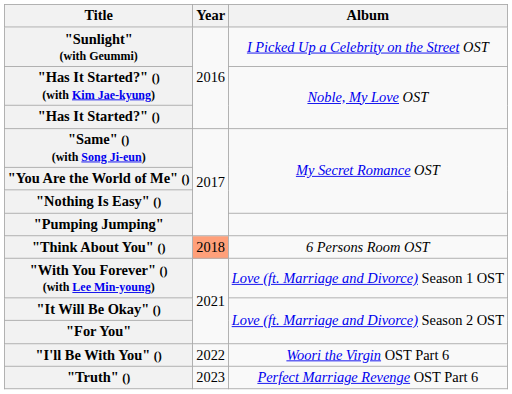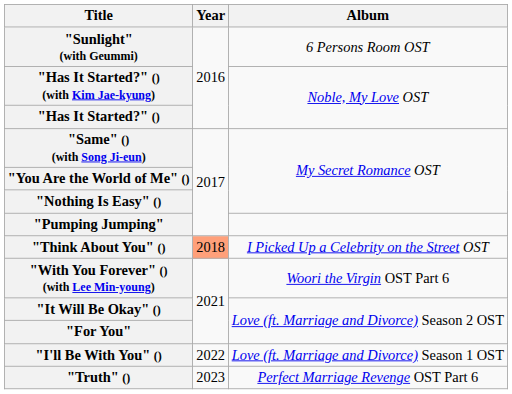(368, 46) I Picked Up a Celebrity on the Street OST -> (368, 46) 6 Persons Room OST
(368, 247) 6 Persons Room OST -> (368, 247) I Picked Up a Celebrity on the Street OST
(368, 278) Love (ft. Marriage and Divorce) Season 1 OST -> (368, 278) Woori the Virgin OST Part 6
(368, 354) Woori the Virgin OST Part 6 -> (368, 354) Love (ft. Marriage and Divorce) Season 1 OST
